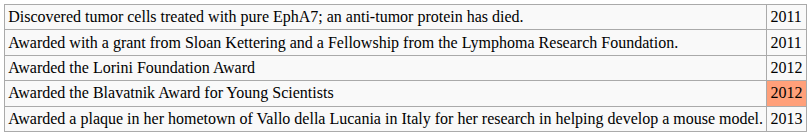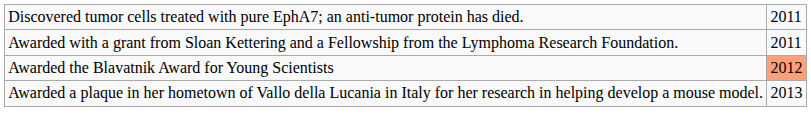- row: (132, 67)
